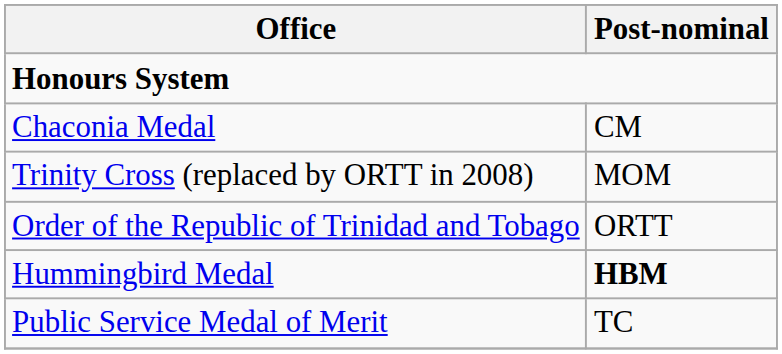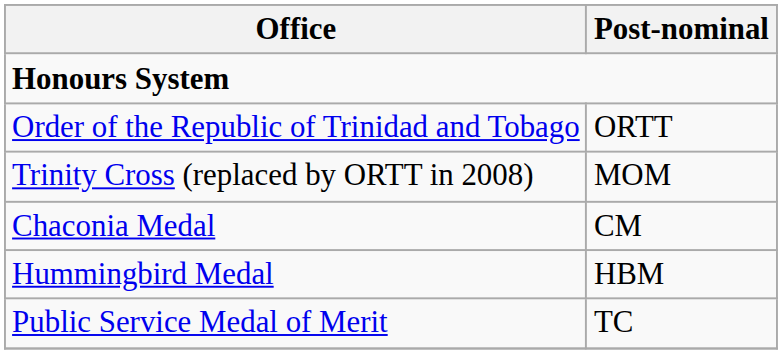rows swapped: (296, 224) <-> (114, 126)
(631, 273) bold -> (629, 273) normal
